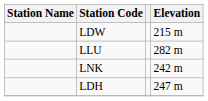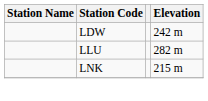(168, 31) 215 m -> (168, 31) 242 m
(168, 68) 242 m -> (168, 68) 215 m
- row: (91, 86)
